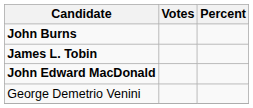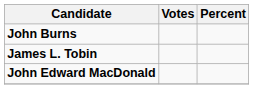- row: (74, 93)
